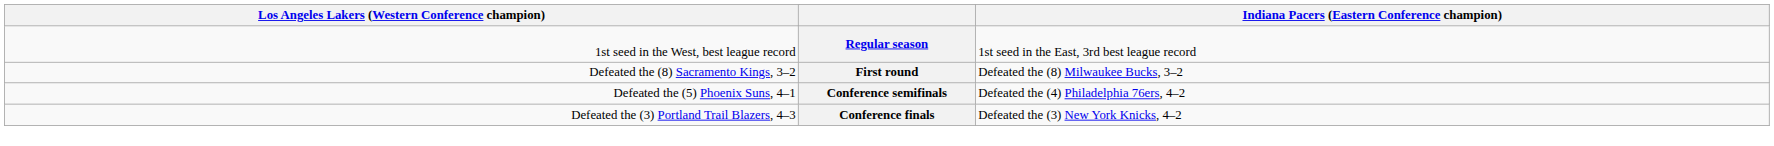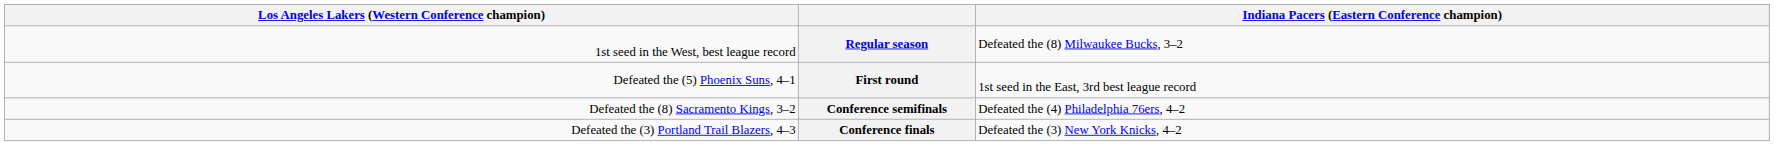(1087, 51) 1st seed in the East, 3rd best league record -> (1081, 44) Defeated the (8) Milwaukee Bucks, 3–2
(692, 72) Defeated the (8) Sacramento Kings, 3–2 -> (705, 80) Defeated the (5) Phoenix Suns, 4–1
(1081, 72) Defeated the (8) Milwaukee Bucks, 3–2 -> (1087, 87) 1st seed in the East, 3rd best league record
(705, 94) Defeated the (5) Phoenix Suns, 4–1 -> (692, 109) Defeated the (8) Sacramento Kings, 3–2
